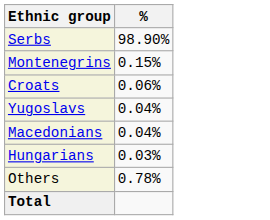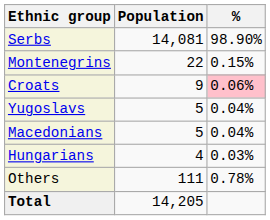+ column: (161, 16)
(139, 86) no background -> (232, 86) pink background
